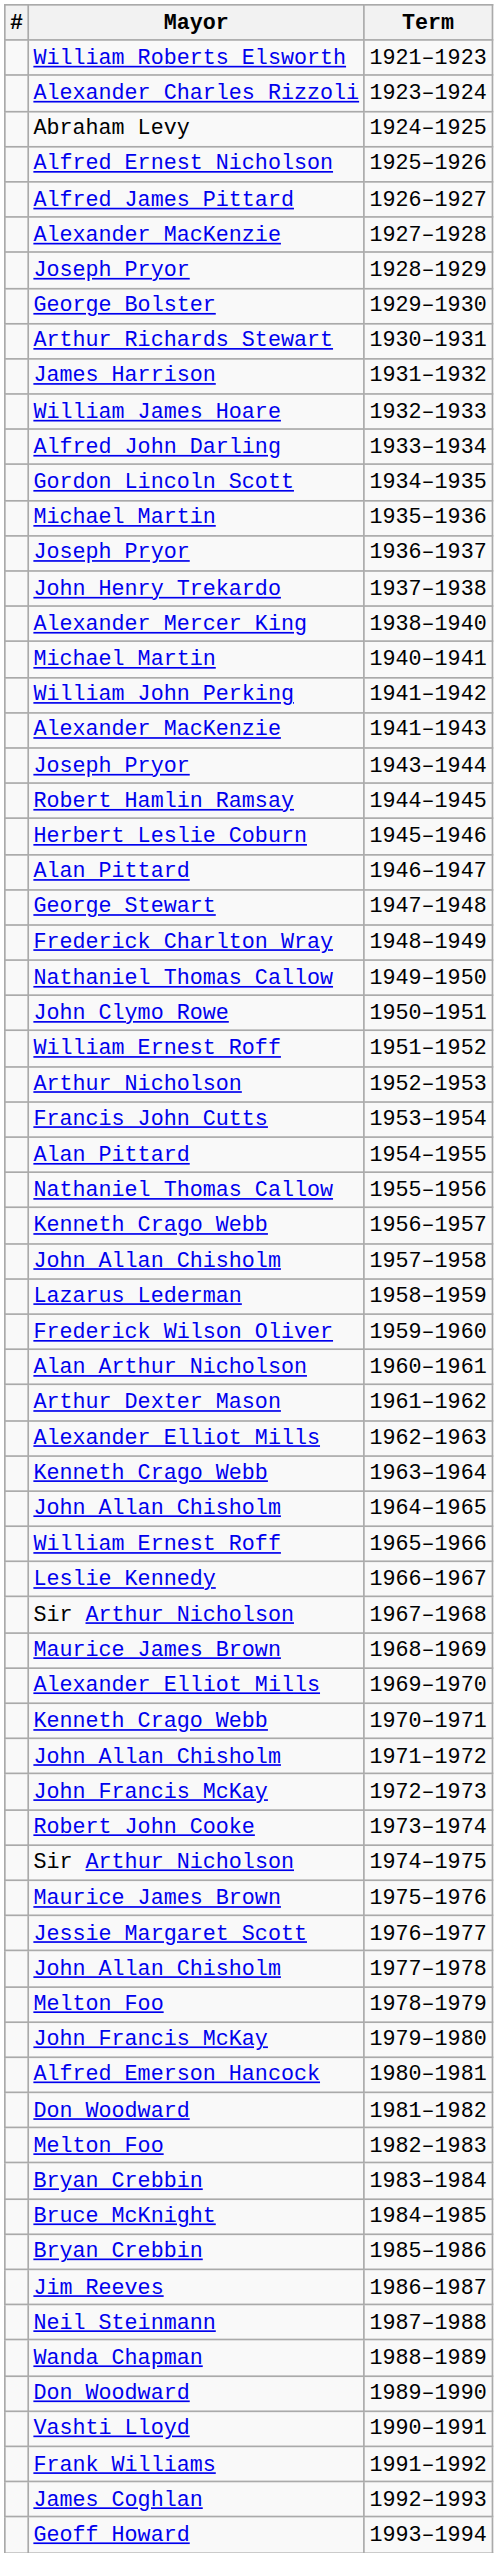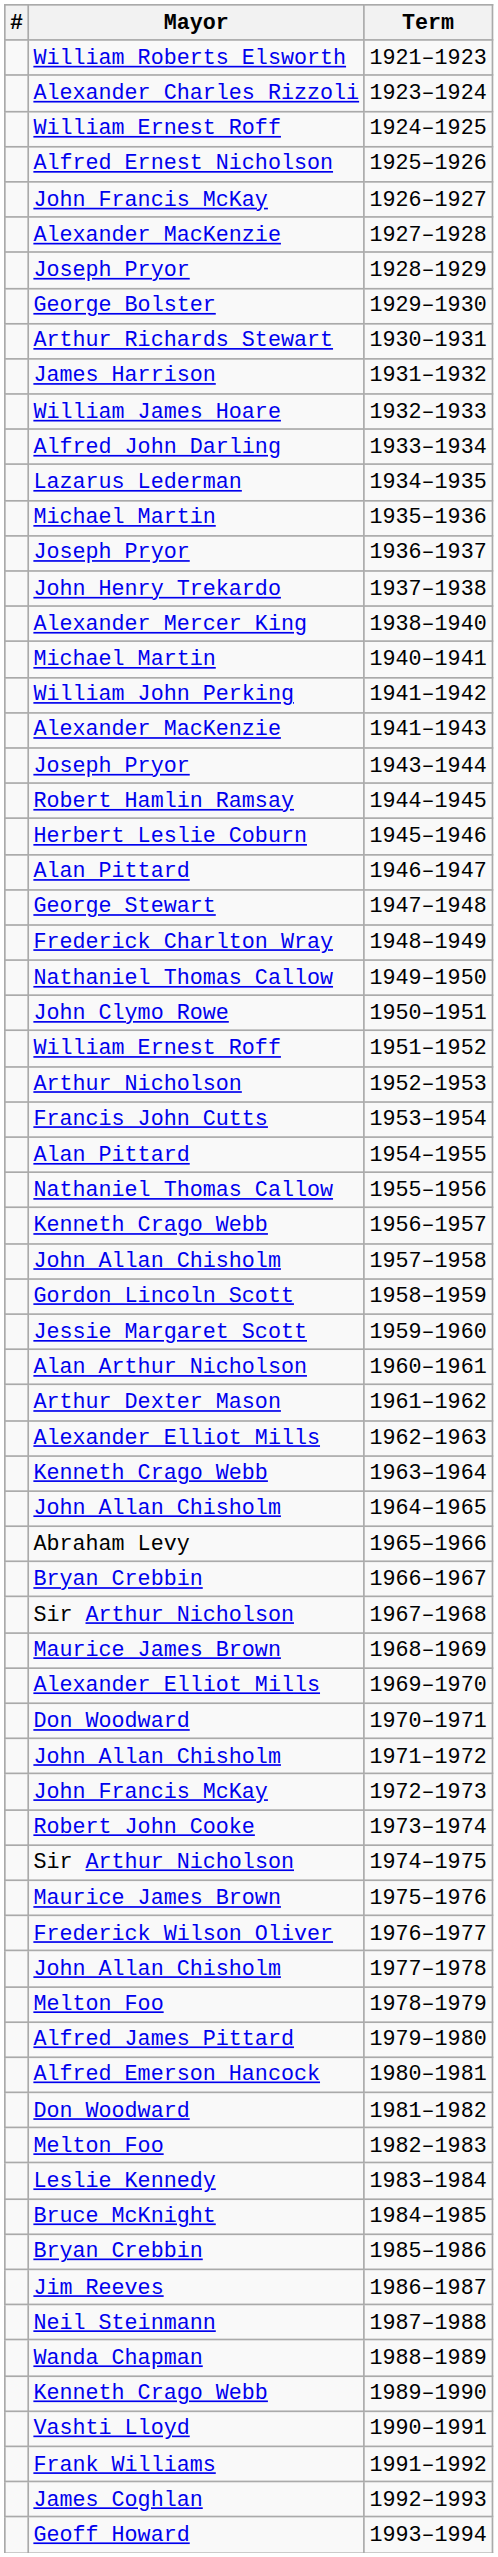(112, 129) Abraham Levy -> (157, 129) William Ernest Roff
(164, 199) Alfred James Pittard -> (151, 199) John Francis McKay
(164, 483) Gordon Lincoln Scott -> (138, 483) Lazarus Lederman
(138, 1296) Lazarus Lederman -> (164, 1296) Gordon Lincoln Scott
(183, 1332) Frederick Wilson Oliver -> (170, 1332) Jessie Margaret Scott
(157, 1544) William Ernest Roff -> (112, 1544) Abraham Levy
(125, 1579) Leslie Kennedy -> (118, 1579) Bryan Crebbin
(151, 1721) Kenneth Crago Webb -> (112, 1721) Don Woodward
(170, 1933) Jessie Margaret Scott -> (183, 1933) Frederick Wilson Oliver
(151, 2039) John Francis McKay -> (164, 2039) Alfred James Pittard
(118, 2181) Bryan Crebbin -> (125, 2181) Leslie Kennedy
(112, 2393) Don Woodward -> (151, 2393) Kenneth Crago Webb
